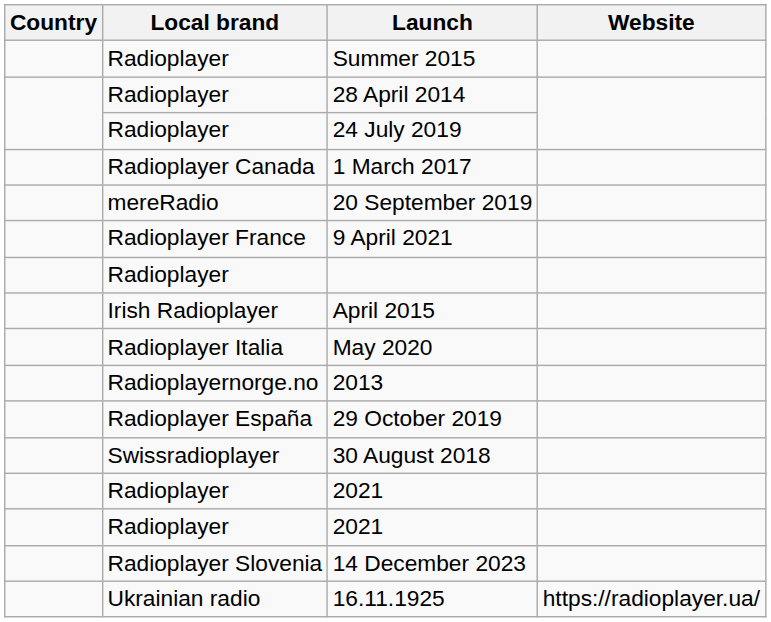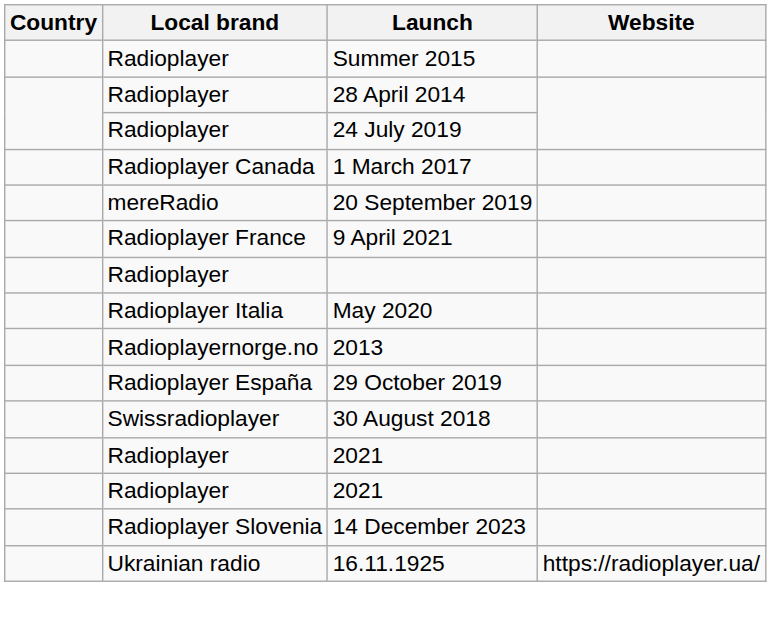- row: (193, 310)
